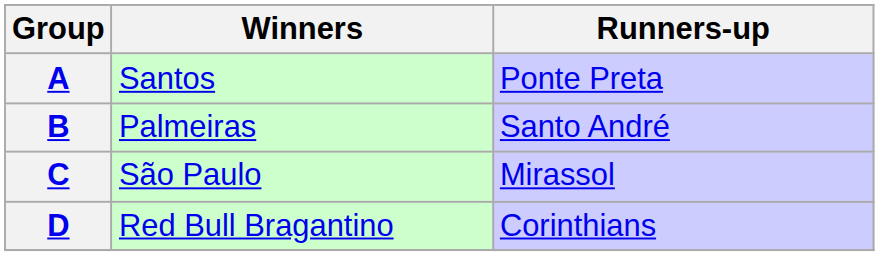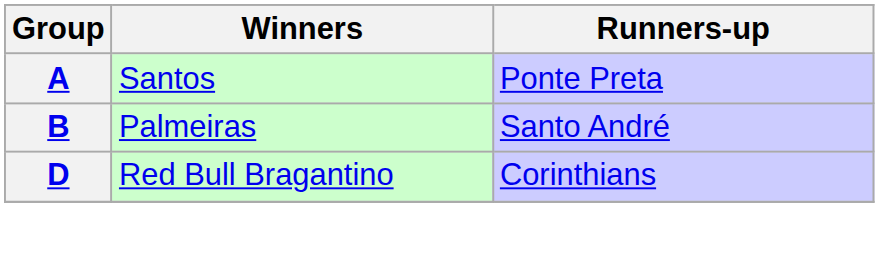- row: (58, 175)
